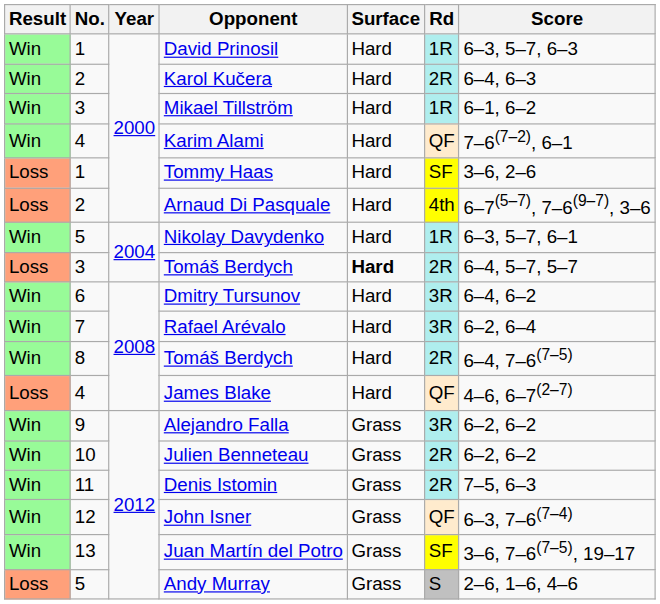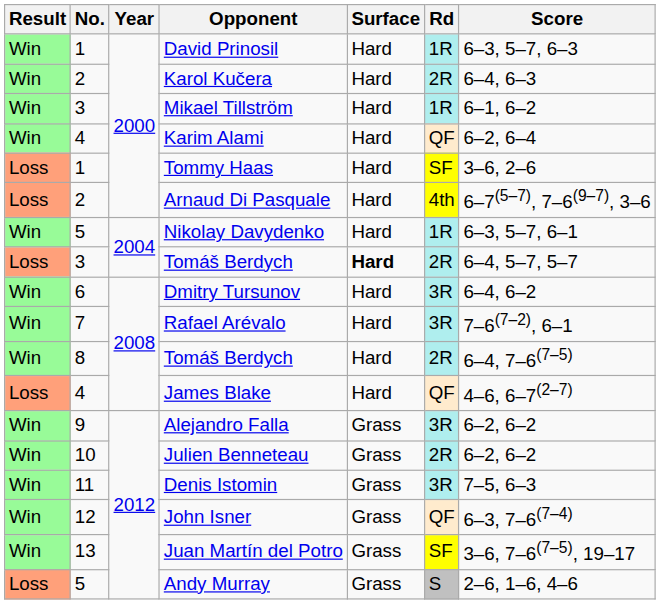(518, 140) 7–6(7–2), 6–1 -> (500, 138) 6–2, 6–4
(500, 326) 6–2, 6–4 -> (518, 323) 7–6(7–2), 6–1
(441, 484) 2R -> (441, 484) 3R
